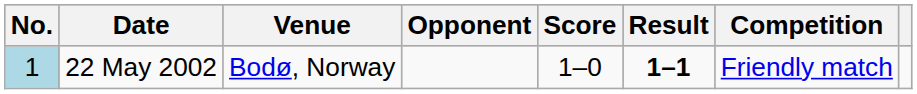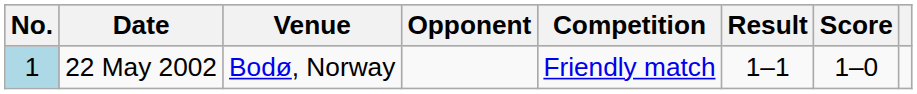columns swapped: (580, 25) <-> (807, 25)
(669, 66) bold -> (768, 66) normal
